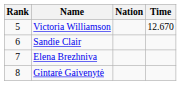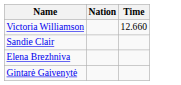- column: (18, 12)
(161, 27) 12.670 -> (134, 27) 12.660
